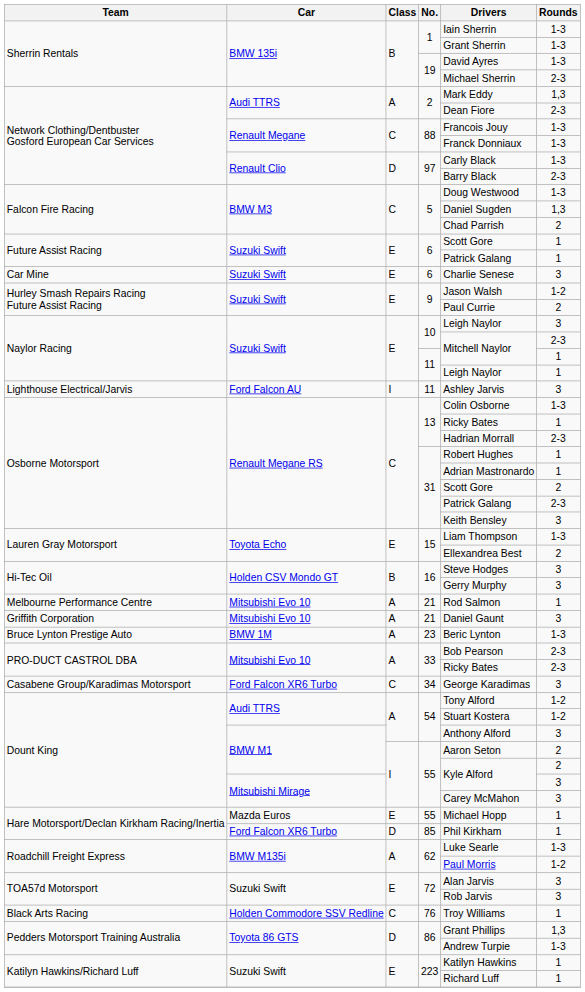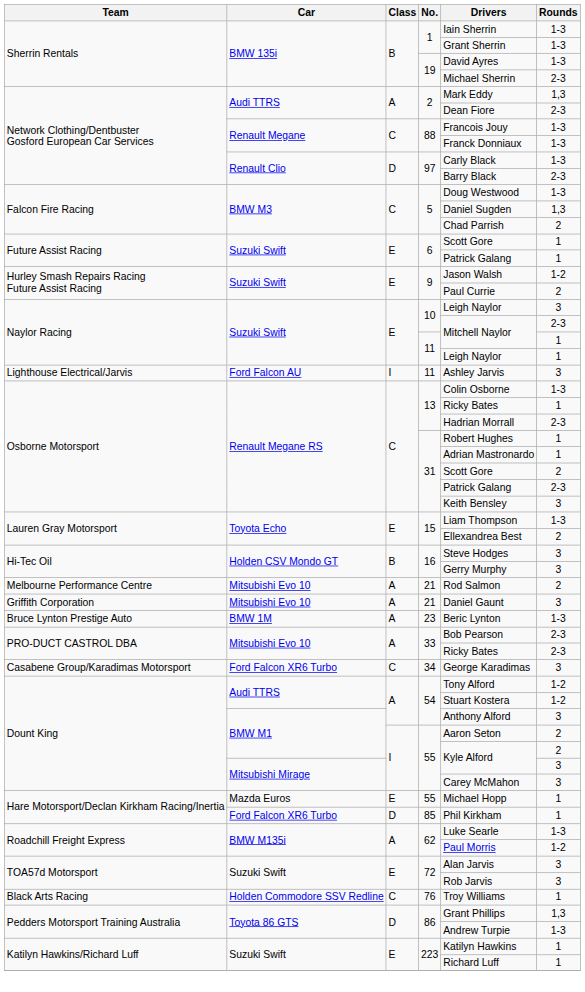- row: (28, 275)
(558, 603) 1 -> (558, 586) 2
